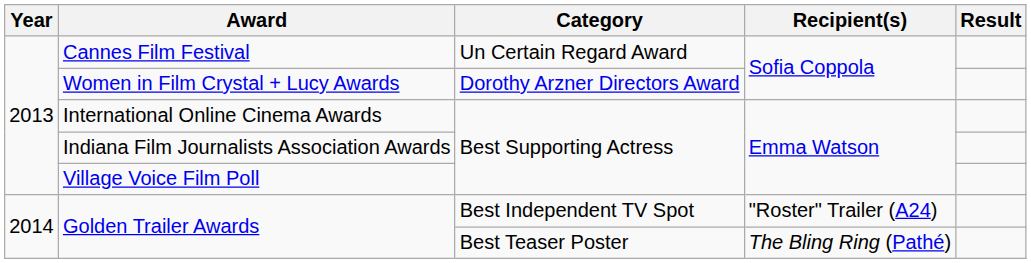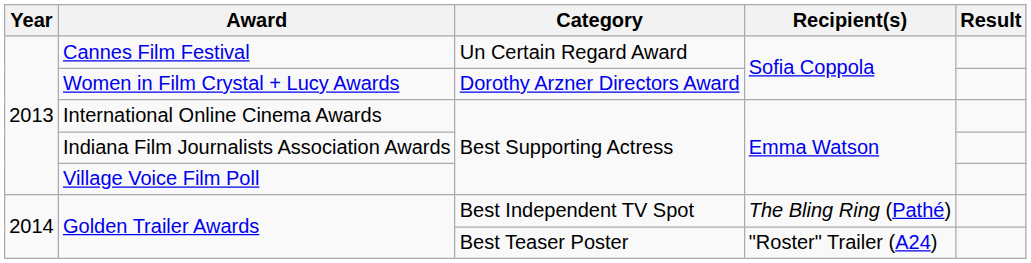(843, 210) "Roster" Trailer (A24) -> (850, 210) The Bling Ring (Pathé)
(850, 242) The Bling Ring (Pathé) -> (843, 242) "Roster" Trailer (A24)
